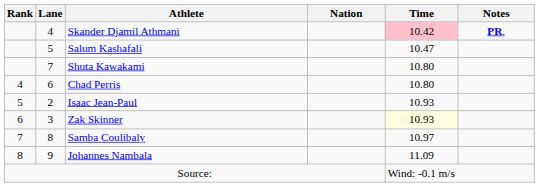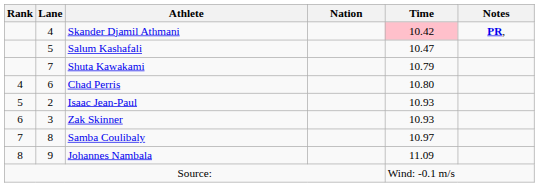(422, 66) 10.80 -> (422, 66) 10.79
(422, 119) lightyellow background -> (422, 119) no background
